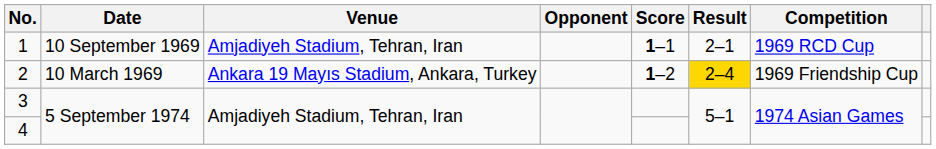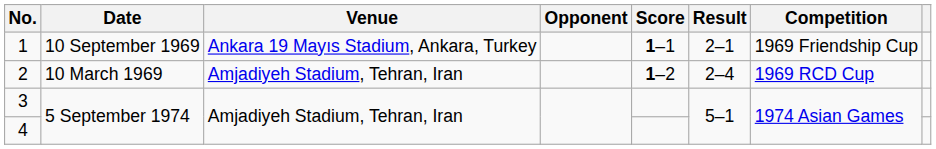(335, 46) Amjadiyeh Stadium, Tehran, Iran -> (372, 46) Ankara 19 Mayıs Stadium, Ankara, Turkey
(814, 46) 1969 RCD Cup -> (836, 46) 1969 Friendship Cup
(372, 74) Ankara 19 Mayıs Stadium, Ankara, Turkey -> (335, 74) Amjadiyeh Stadium, Tehran, Iran
(720, 74) gold background -> (720, 74) no background
(836, 74) 1969 Friendship Cup -> (814, 74) 1969 RCD Cup
